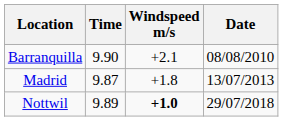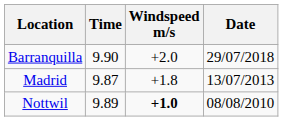(164, 56) +2.1 -> (164, 56) +2.0
(240, 56) 08/08/2010 -> (240, 56) 29/07/2018
(240, 103) 29/07/2018 -> (240, 103) 08/08/2010
